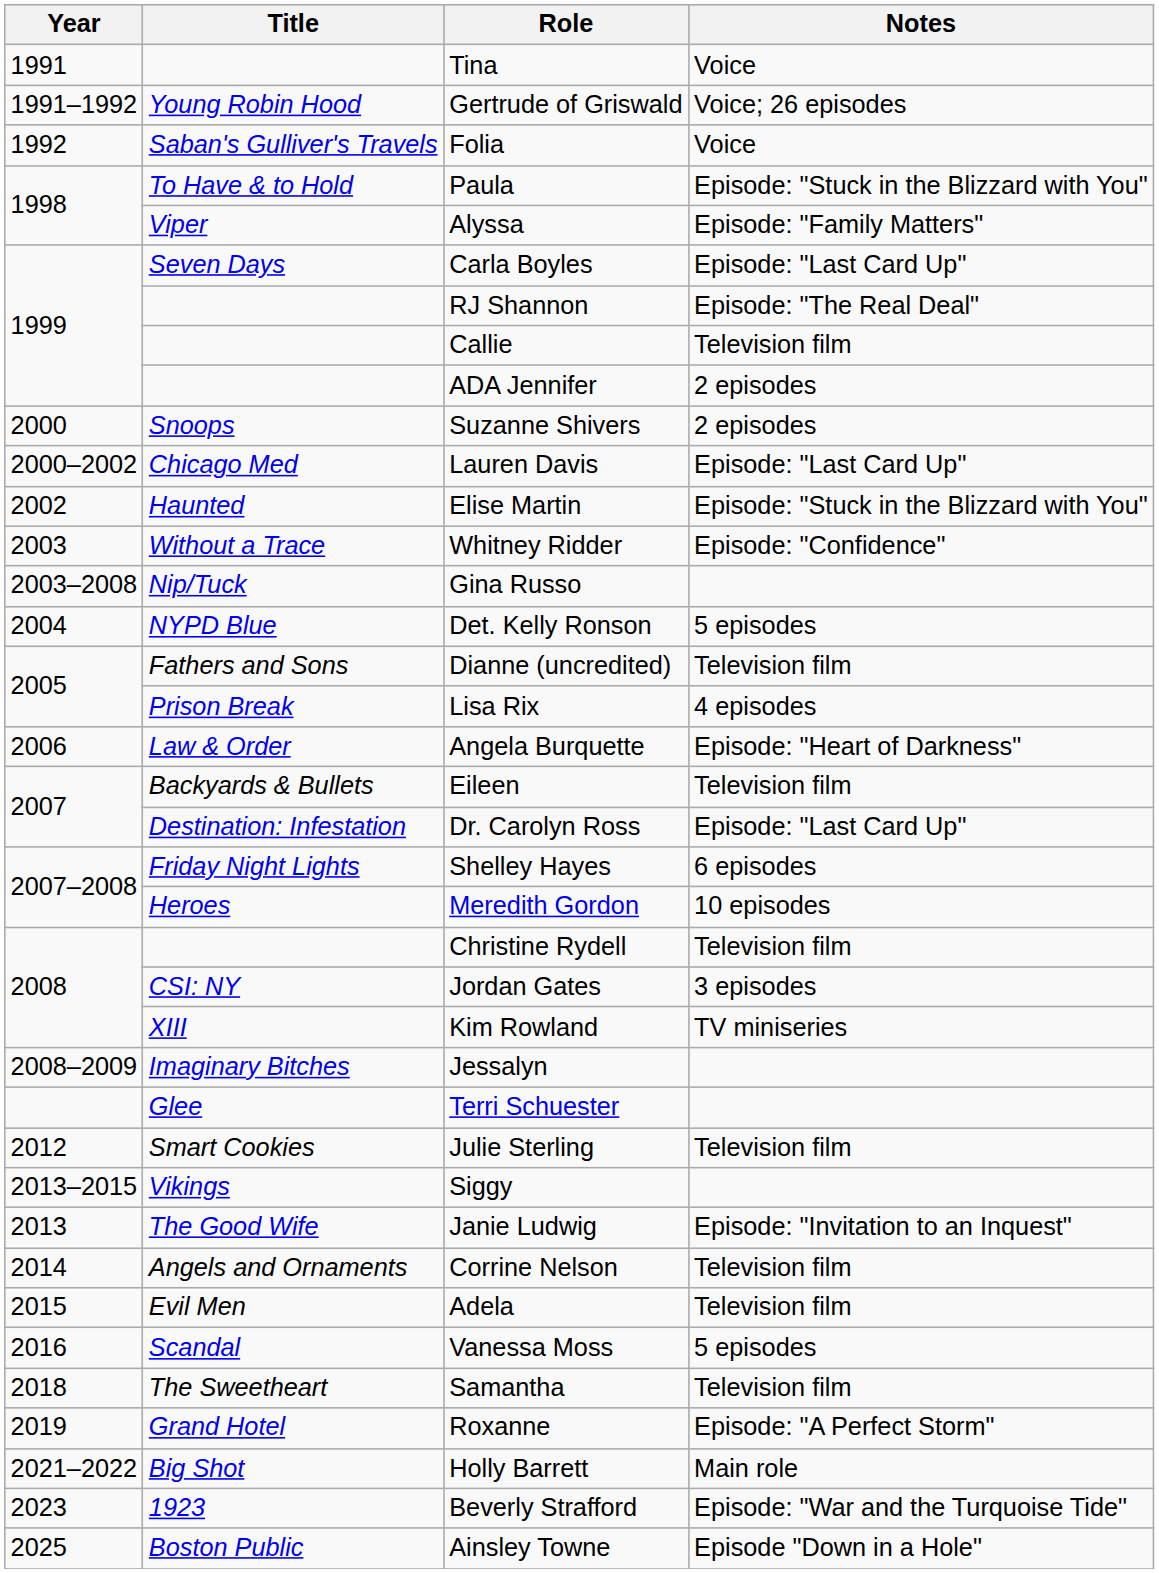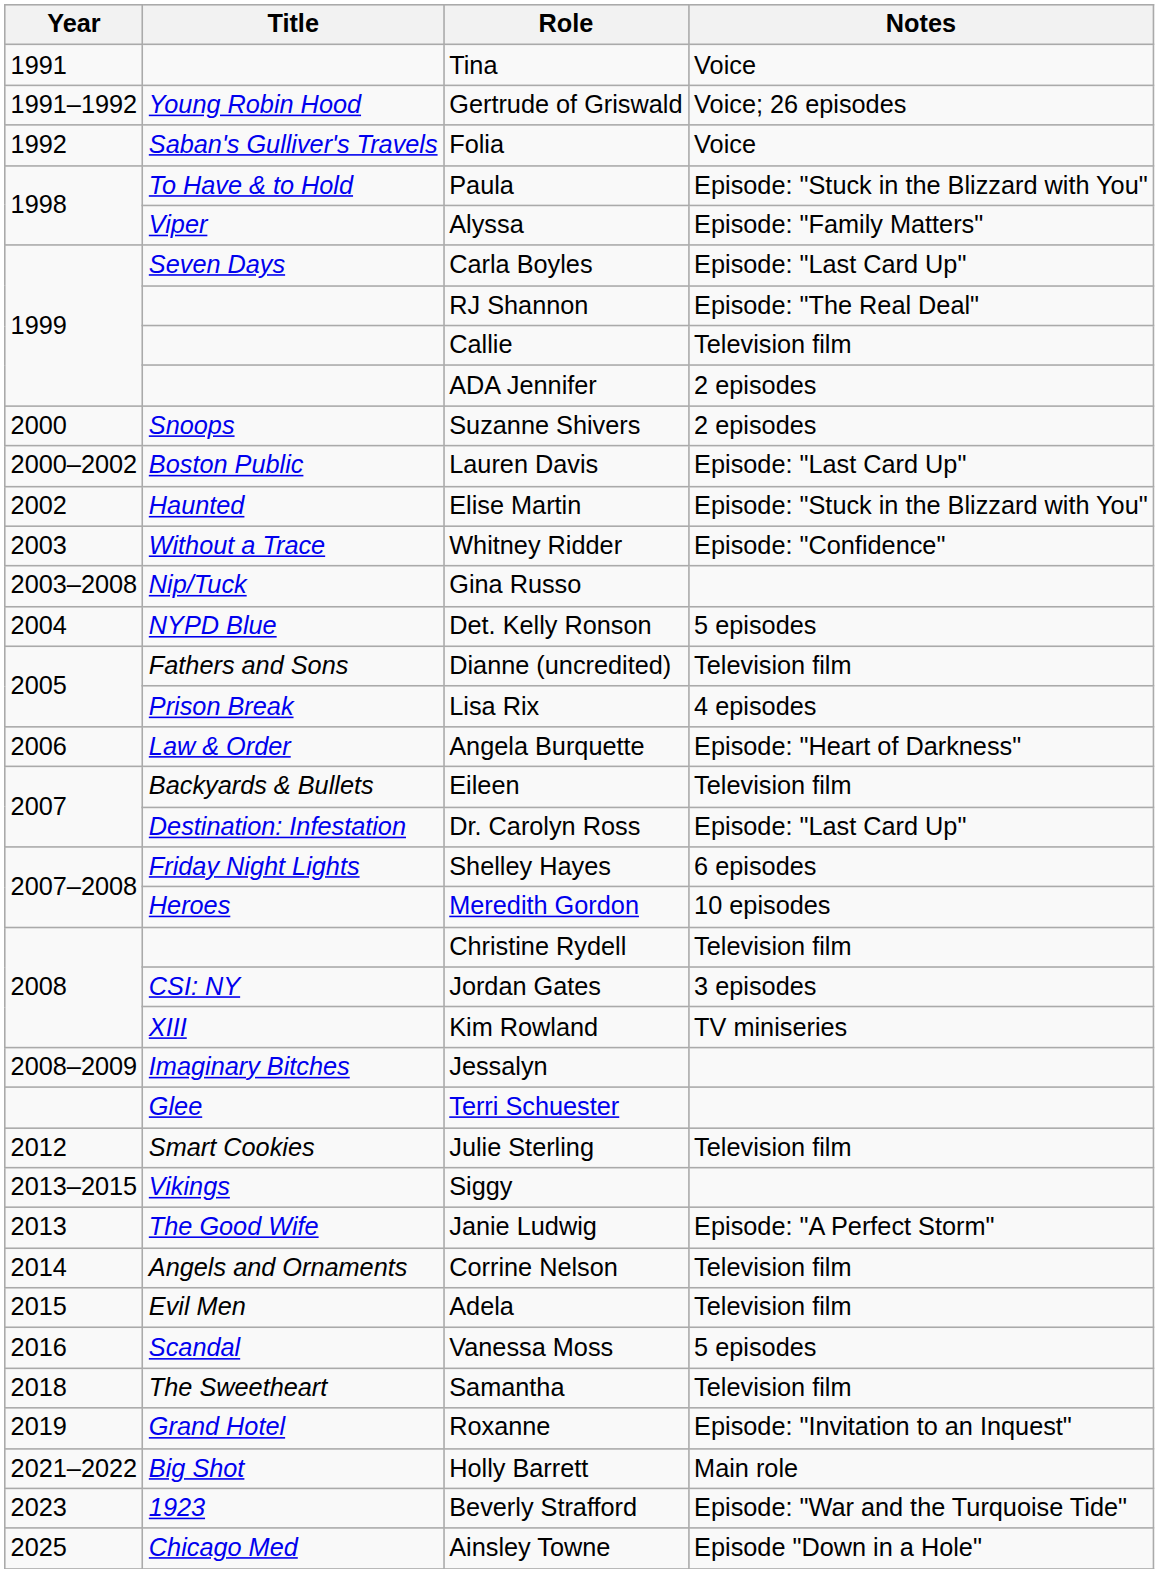(223, 465) Chicago Med -> (226, 465) Boston Public
(883, 1227) Episode: "Invitation to an Inquest" -> (844, 1227) Episode: "A Perfect Storm"
(844, 1427) Episode: "A Perfect Storm" -> (883, 1427) Episode: "Invitation to an Inquest"
(226, 1548) Boston Public -> (223, 1548) Chicago Med
